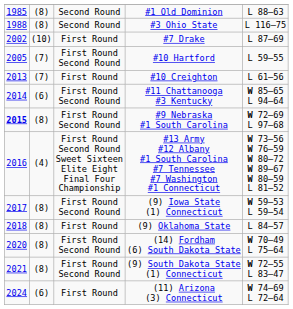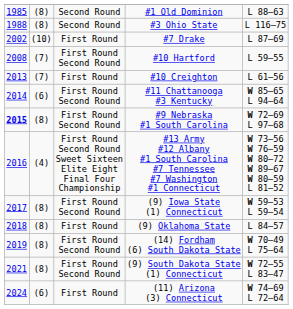(17, 58) 2005 -> (17, 58) 2008
(17, 245) 2020 -> (17, 245) 2019
